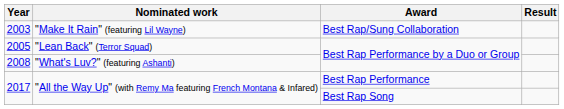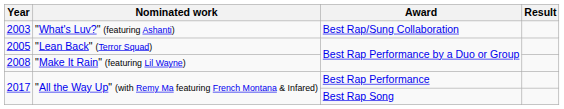(110, 29) "Make It Rain" (featuring Lil Wayne) -> (105, 29) "What's Luv?" (featuring Ashanti)
(105, 63) "What's Luv?" (featuring Ashanti) -> (110, 63) "Make It Rain" (featuring Lil Wayne)
